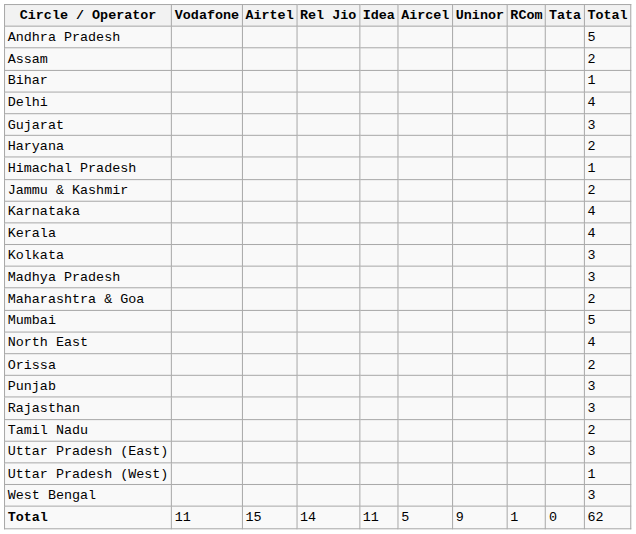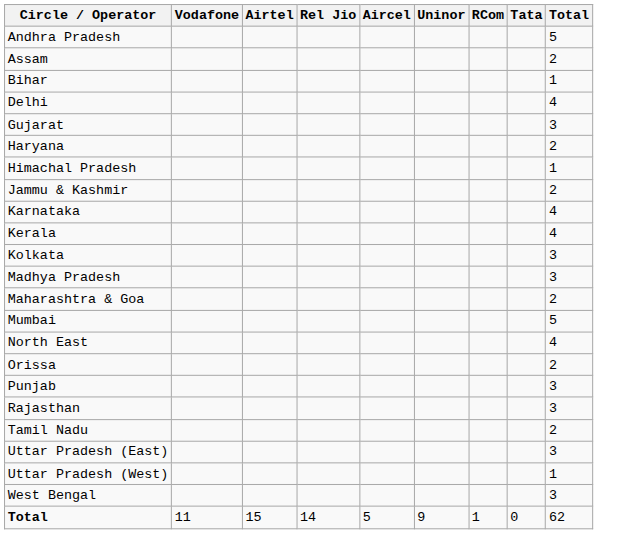- column: (379, 15)
